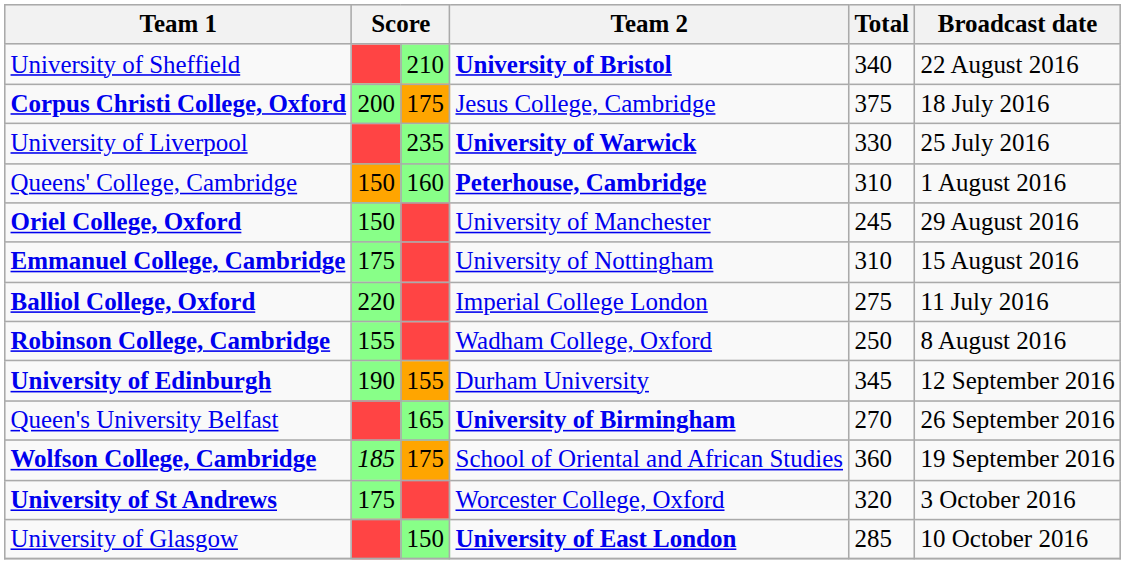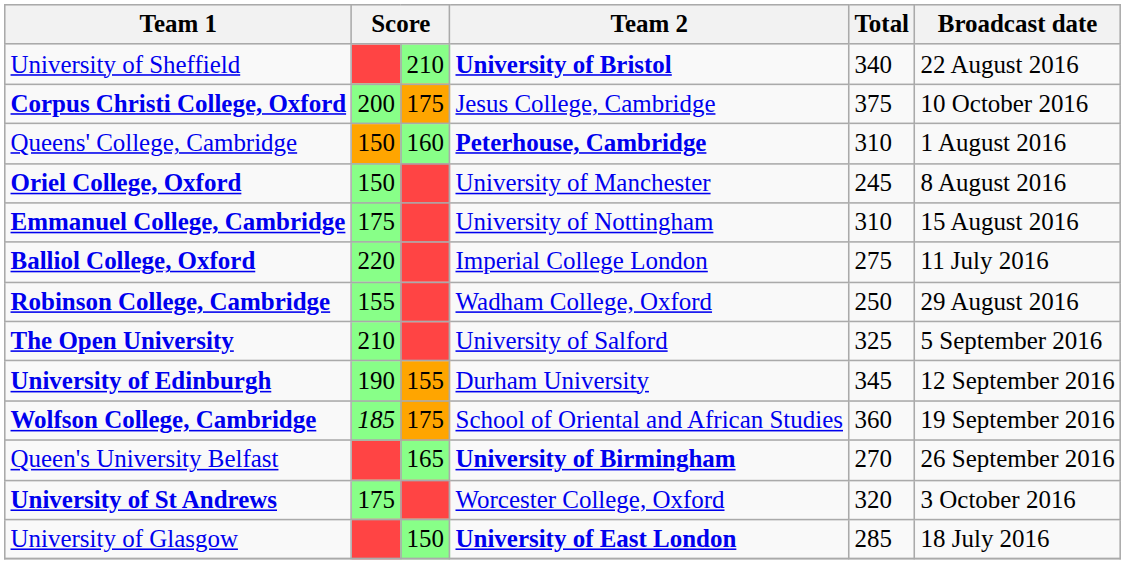(985, 103) 18 July 2016 -> (1004, 103) 10 October 2016
- row: (129, 143)
(1000, 222) 29 August 2016 -> (993, 182) 8 August 2016
(993, 340) 8 August 2016 -> (1000, 301) 29 August 2016
+ row: (122, 340)
rows swapped: (163, 459) <-> (144, 420)
(1004, 538) 10 October 2016 -> (985, 538) 18 July 2016
